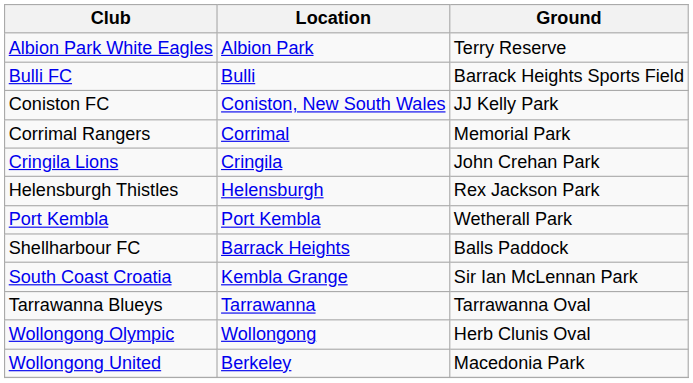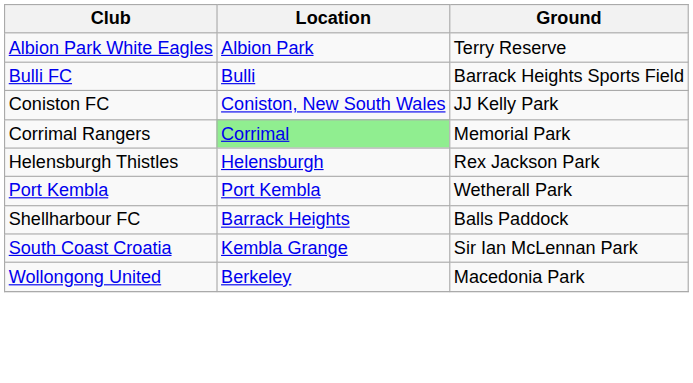(255, 133) no background -> (255, 133) lightgreen background
- row: (64, 162)
- row: (86, 305)
- row: (91, 334)
